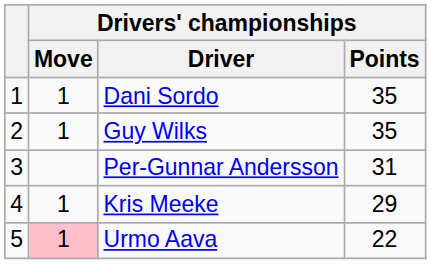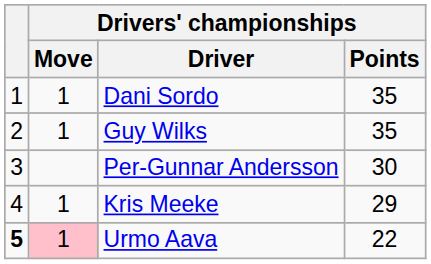(385, 167) 31 -> (385, 167) 30
(17, 240) normal -> (17, 240) bold
